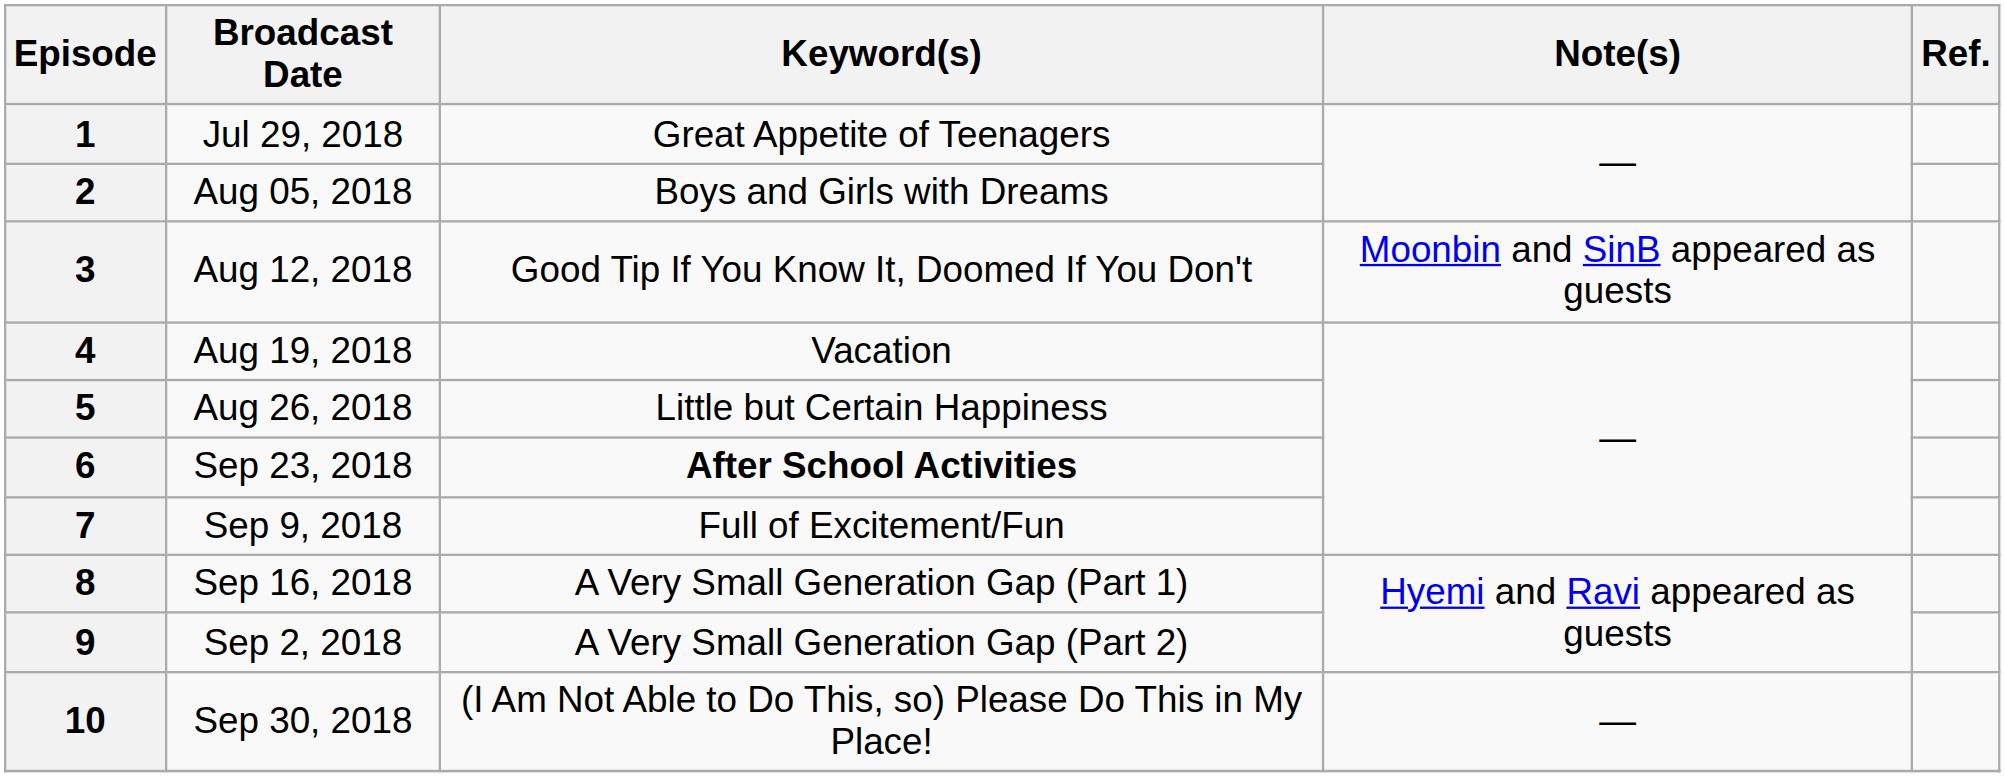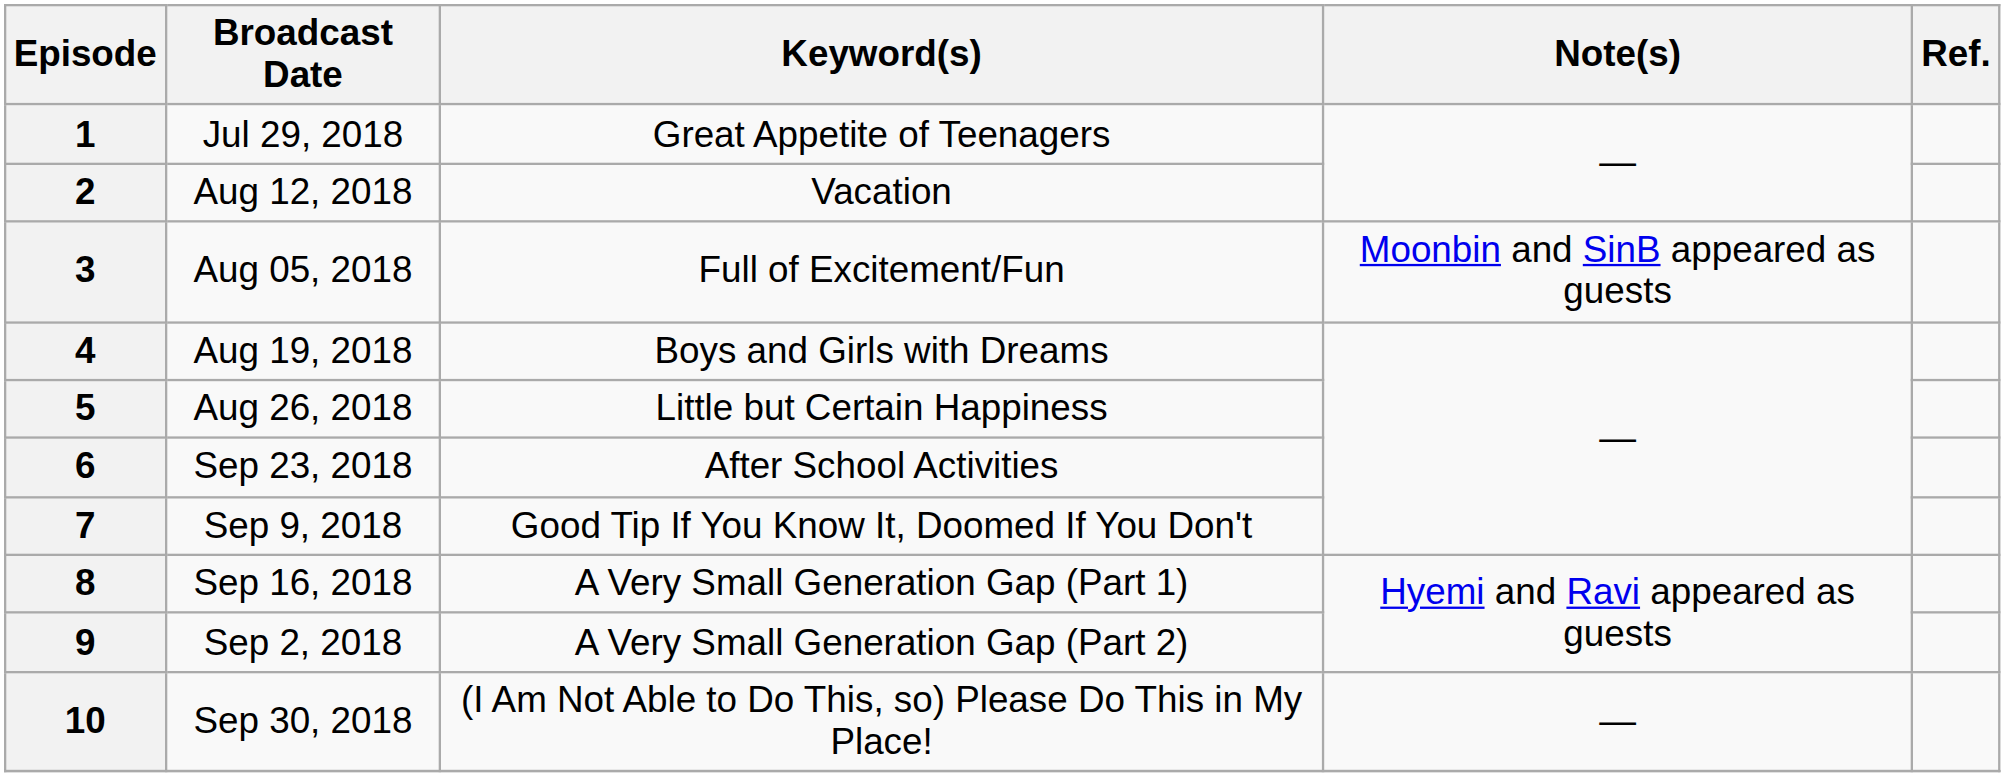(303, 191) Aug 05, 2018 -> (303, 191) Aug 12, 2018
(882, 191) Boys and Girls with Dreams -> (882, 191) Vacation
(303, 270) Aug 12, 2018 -> (303, 270) Aug 05, 2018
(882, 270) Good Tip If You Know It, Doomed If You Don't -> (882, 270) Full of Excitement/Fun
(882, 349) Vacation -> (882, 349) Boys and Girls with Dreams
(882, 466) bold -> (882, 466) normal
(882, 525) Full of Excitement/Fun -> (882, 525) Good Tip If You Know It, Doomed If You Don't
